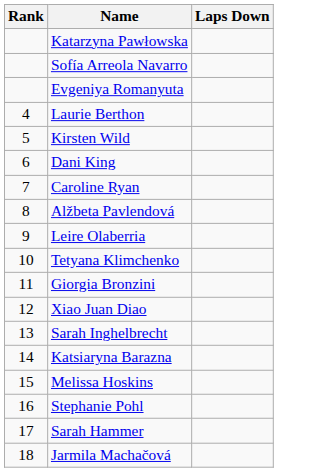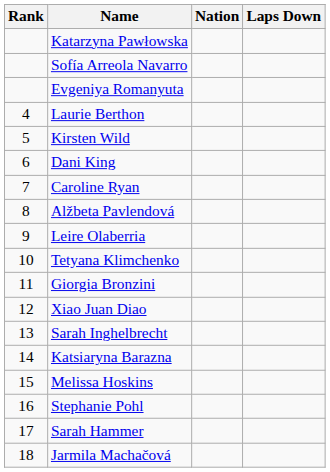+ column: (217, 16)
